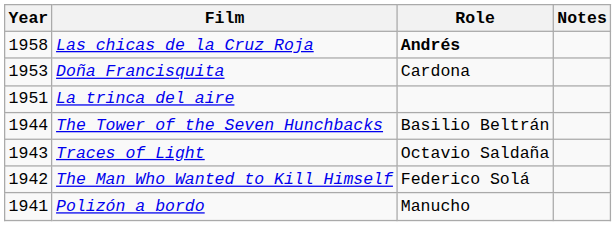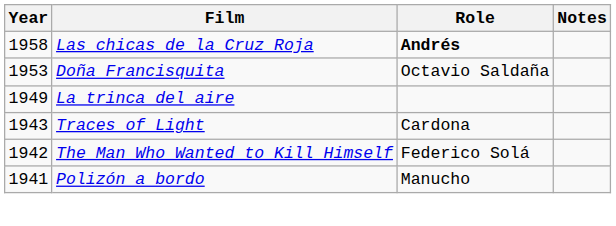(435, 72) Cardona -> (475, 72) Octavio Saldaña
(28, 99) 1951 -> (28, 99) 1949
- row: (220, 126)
(475, 153) Octavio Saldaña -> (435, 126) Cardona
